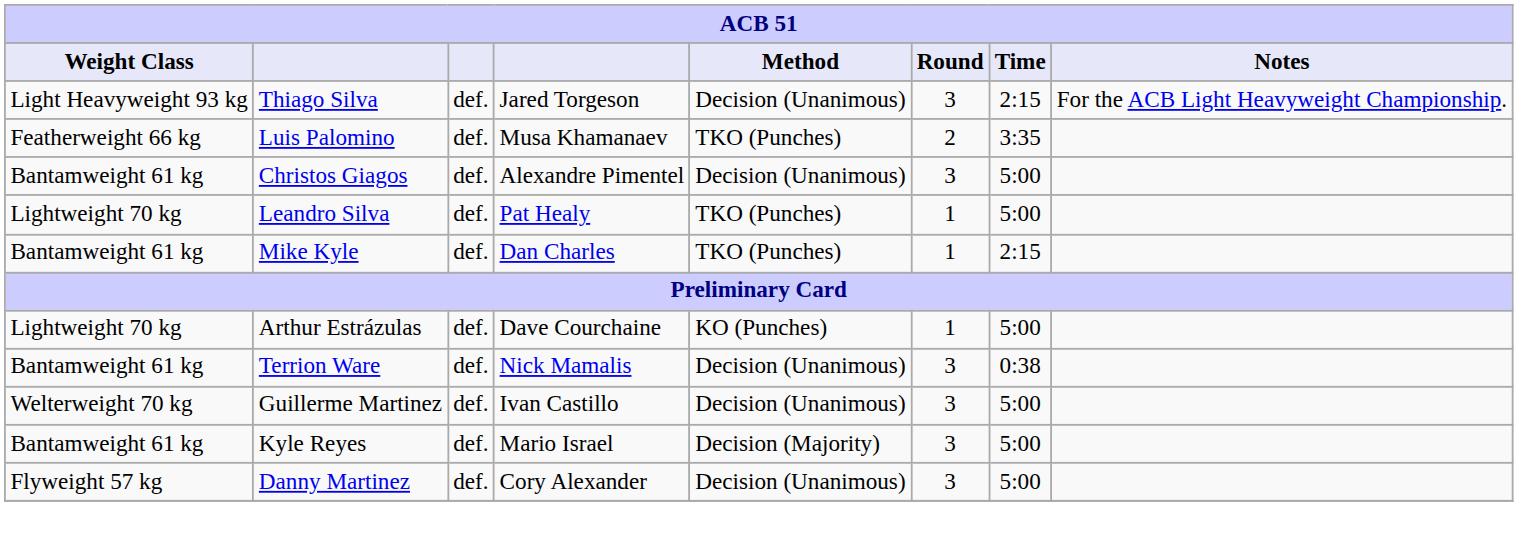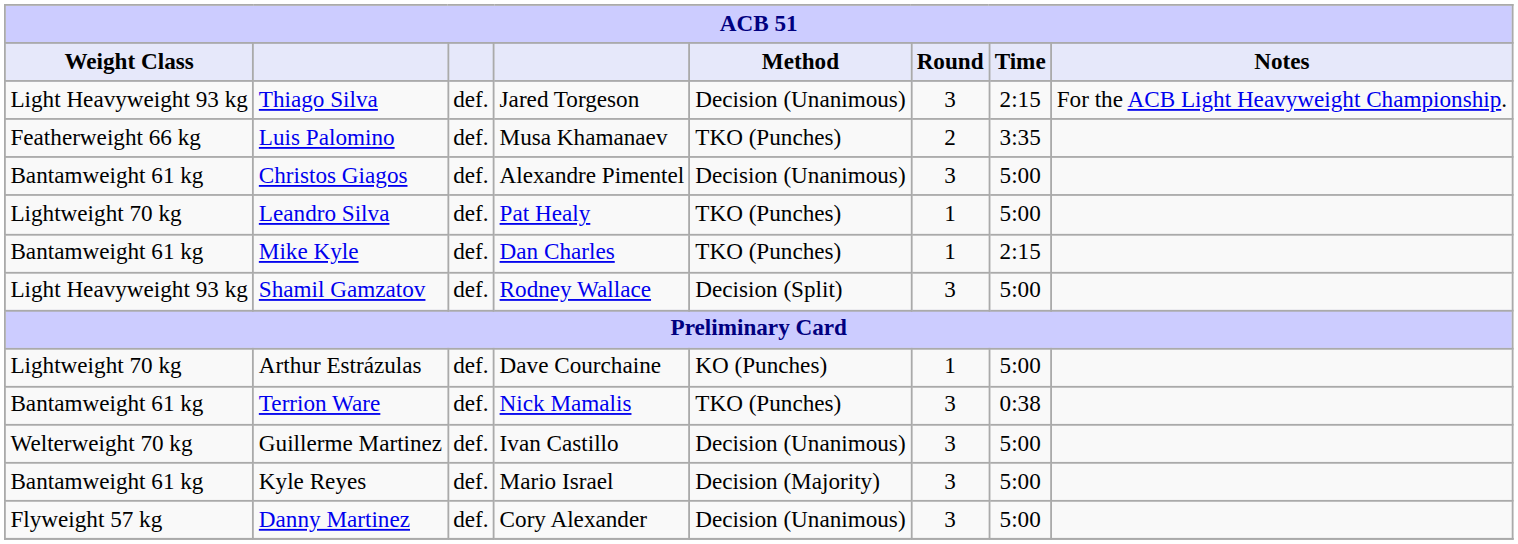+ row: (342, 290)
(800, 367) Decision (Unanimous) -> (768, 405) TKO (Punches)
